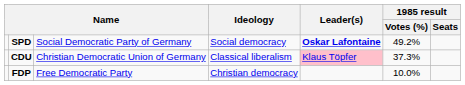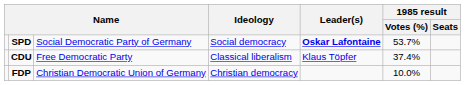(407, 42) 49.2% -> (407, 42) 53.7%
(121, 57) Christian Democratic Union of Germany -> (84, 57) Free Democratic Party
(329, 57) pink background -> (329, 57) no background
(407, 57) 37.3% -> (407, 57) 37.4%
(84, 73) Free Democratic Party -> (121, 73) Christian Democratic Union of Germany
